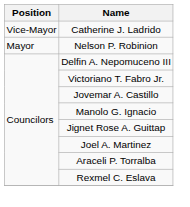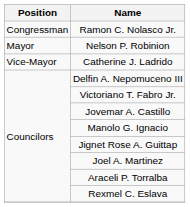+ row: (128, 29)
rows swapped: (116, 45) <-> (116, 29)
